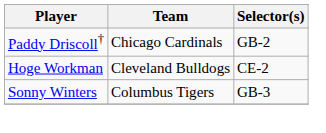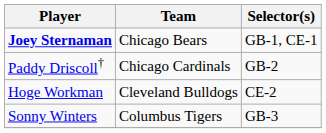+ row: (60, 40)
